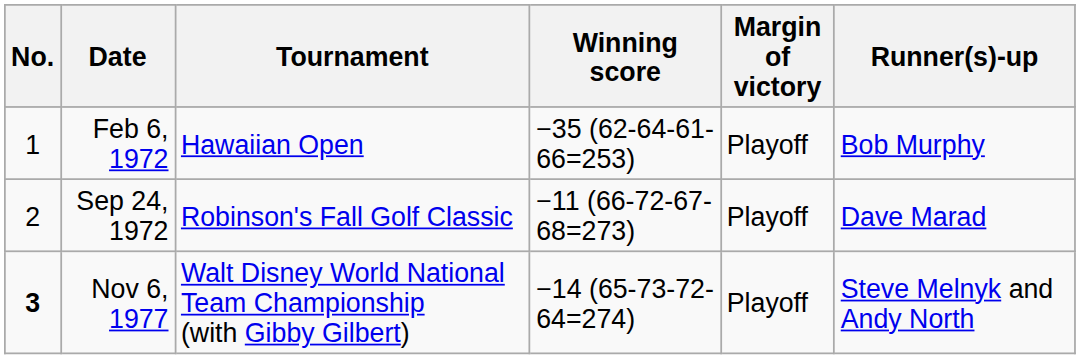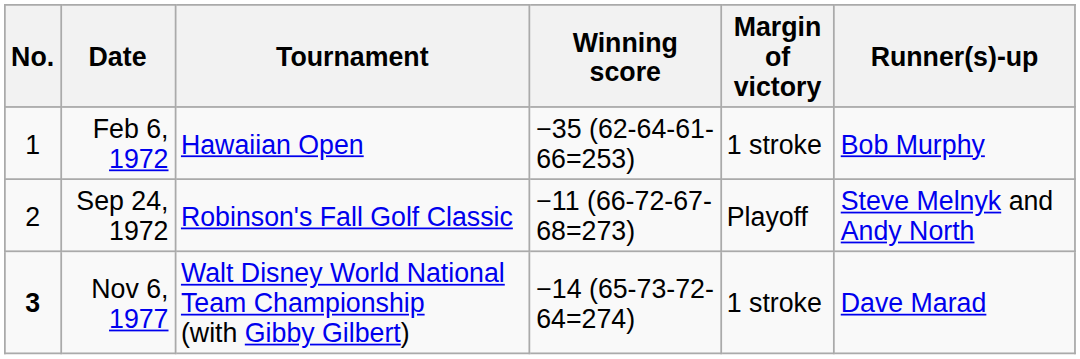(767, 143) Playoff -> (774, 143) 1 stroke
(914, 216) Dave Marad -> (947, 216) Steve Melnyk and Andy North
(767, 303) Playoff -> (774, 303) 1 stroke
(947, 303) Steve Melnyk and Andy North -> (914, 303) Dave Marad
